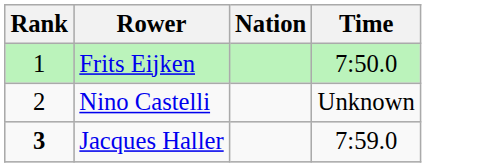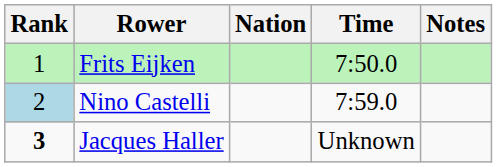+ column: (456, 24)
(39, 102) no background -> (39, 102) lightblue background
(366, 102) Unknown -> (366, 102) 7:59.0
(366, 141) 7:59.0 -> (366, 141) Unknown
